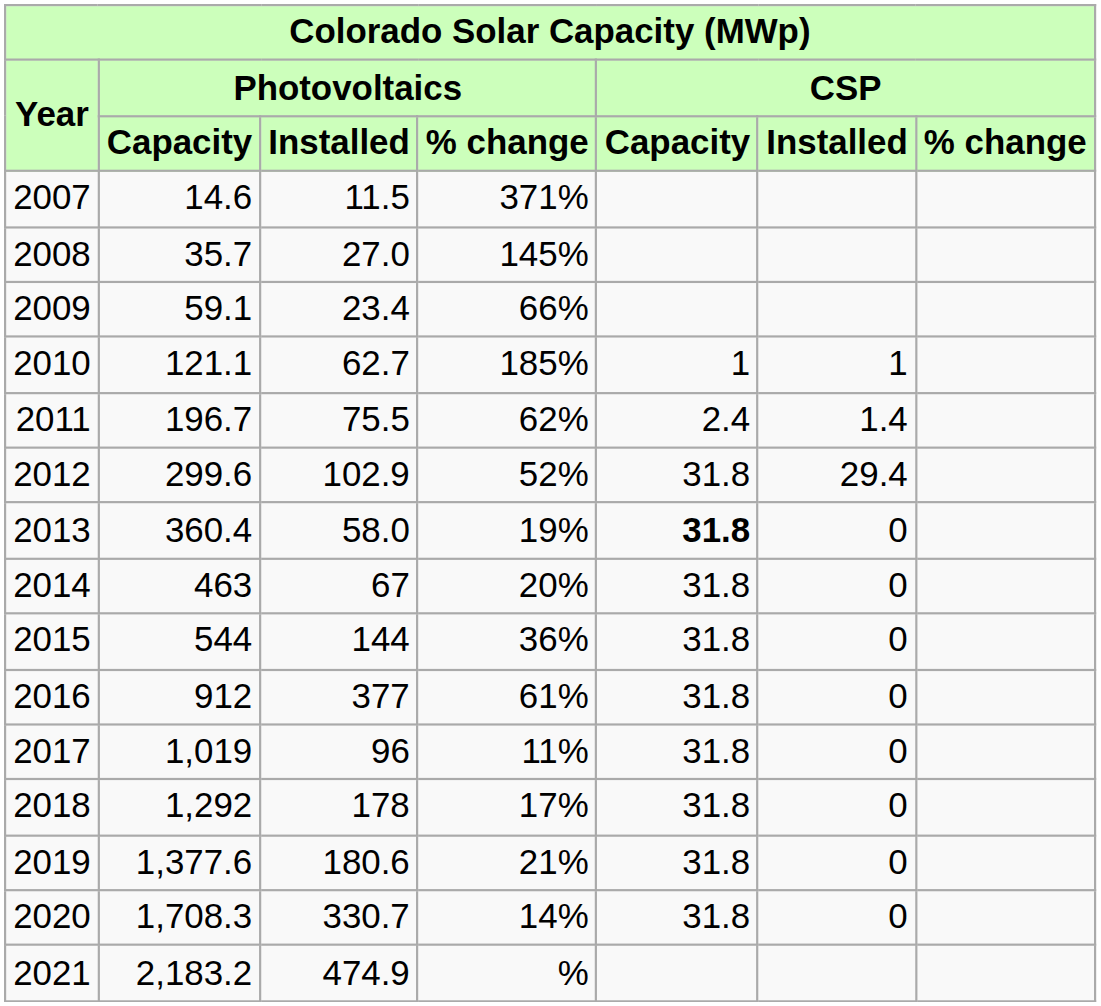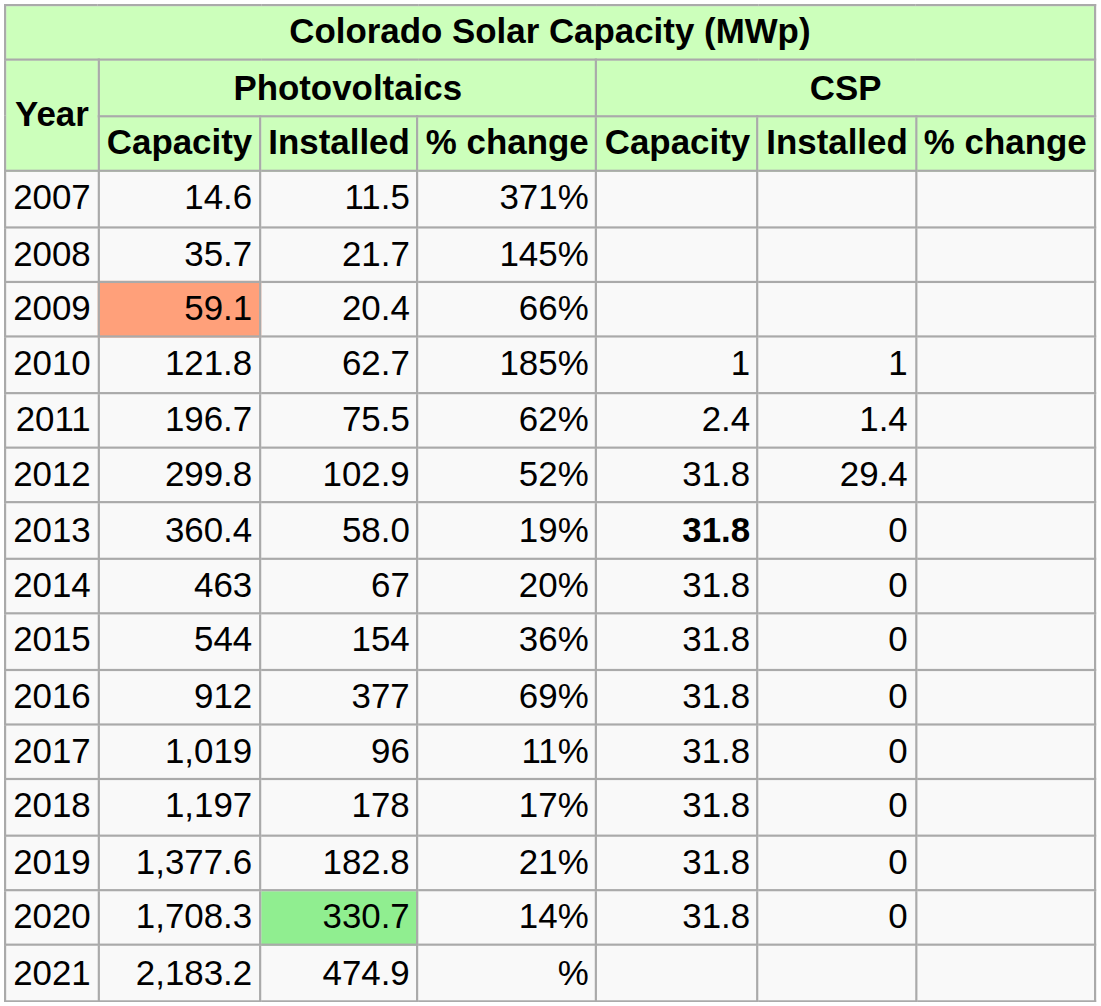(376, 253) 27.0 -> (376, 253) 21.7
(218, 308) no background -> (218, 308) lightsalmon background
(376, 308) 23.4 -> (376, 308) 20.4
(209, 364) 121.1 -> (209, 364) 121.8
(209, 474) 299.6 -> (209, 474) 299.8
(381, 640) 144 -> (381, 640) 154
(554, 695) 61% -> (554, 695) 69%
(209, 806) 1,292 -> (209, 806) 1,197
(366, 861) 180.6 -> (366, 861) 182.8
(366, 917) no background -> (366, 917) lightgreen background
